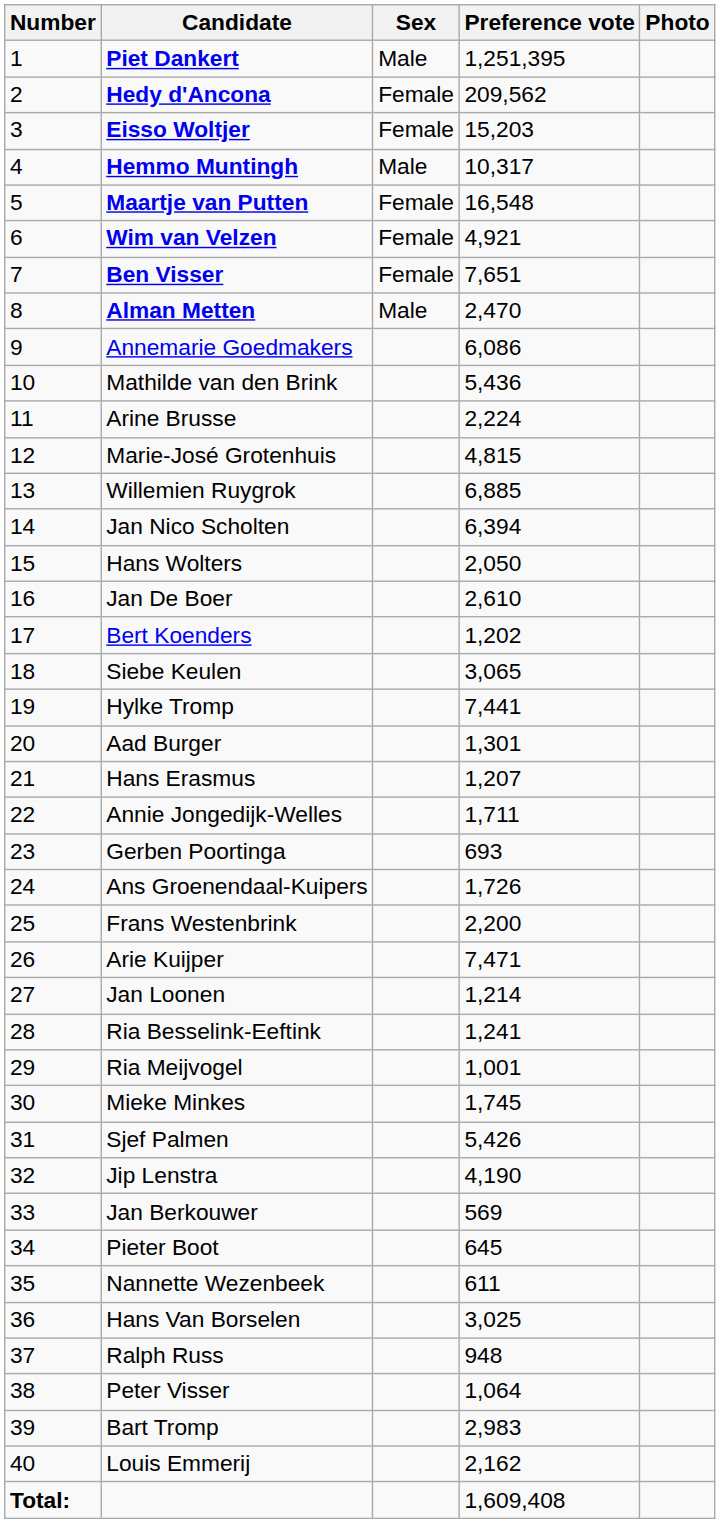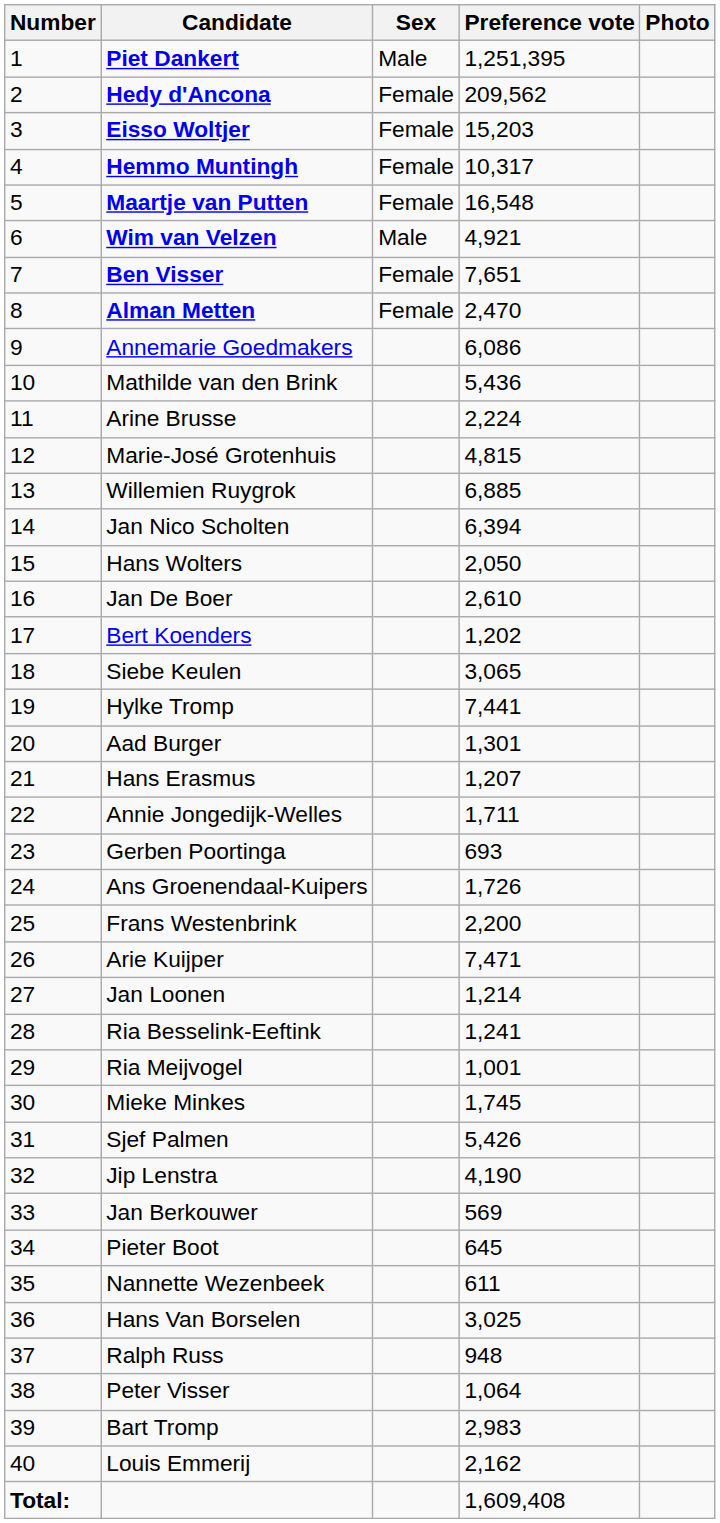(403, 166) Male -> (416, 166) Female
(416, 238) Female -> (403, 238) Male
(403, 310) Male -> (416, 310) Female
